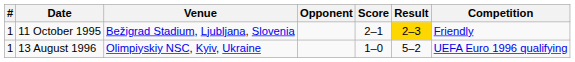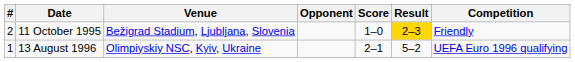(10, 31) 1 -> (10, 31) 2
(374, 31) 2–1 -> (374, 31) 1–0
(374, 48) 1–0 -> (374, 48) 2–1
